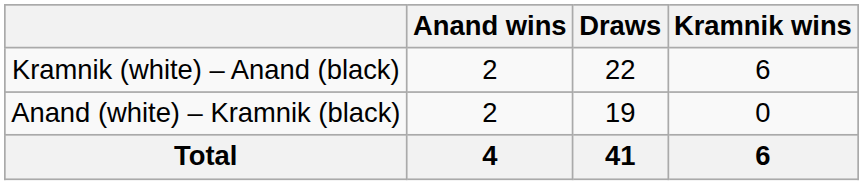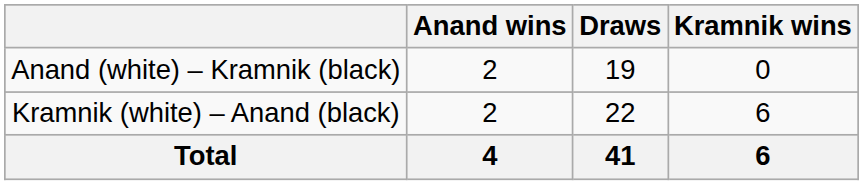rows swapped: (206, 112) <-> (206, 69)
